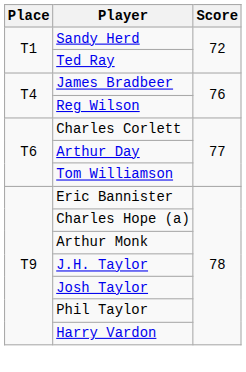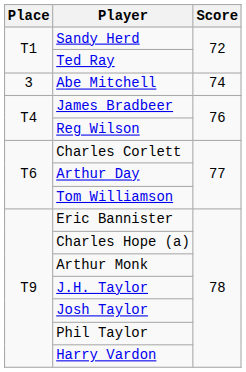+ row: (106, 84)
